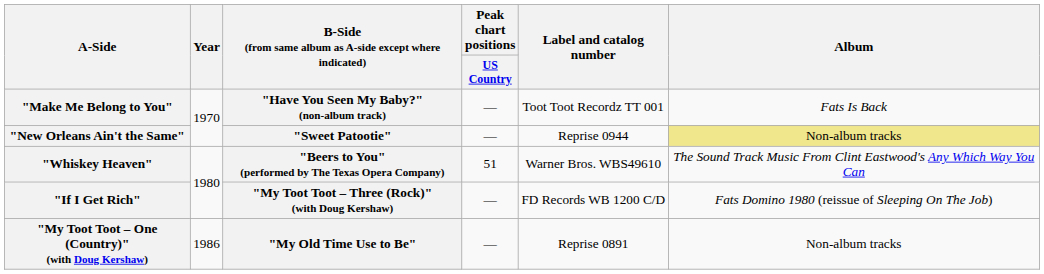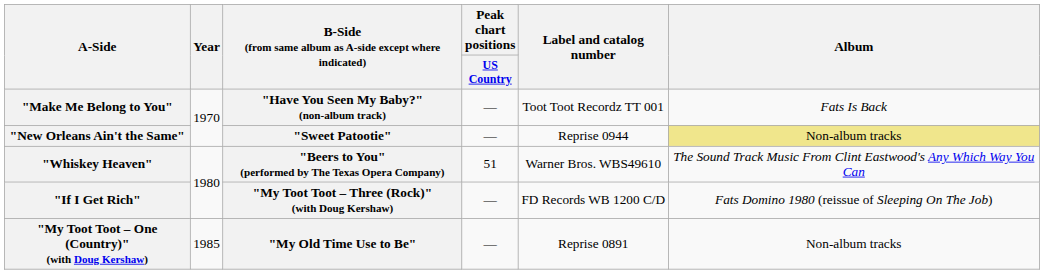(207, 243) 1986 -> (207, 243) 1985
